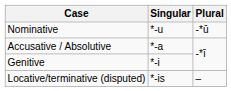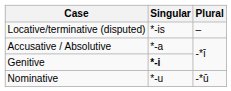rows swapped: (33, 30) <-> (76, 78)
(155, 62) normal -> (155, 62) bold
